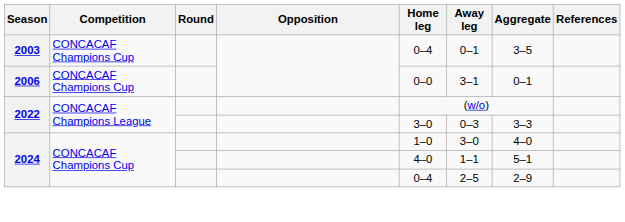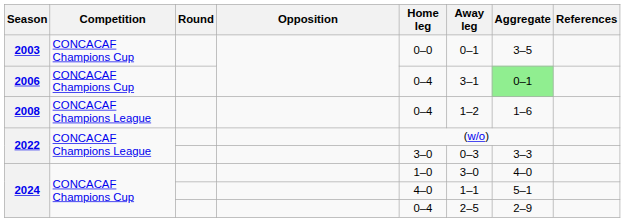(423, 50) 0–4 -> (423, 50) 0–0
(423, 81) 0–0 -> (423, 81) 0–4
(523, 81) no background -> (523, 81) lightgreen background
+ row: (27, 112)
